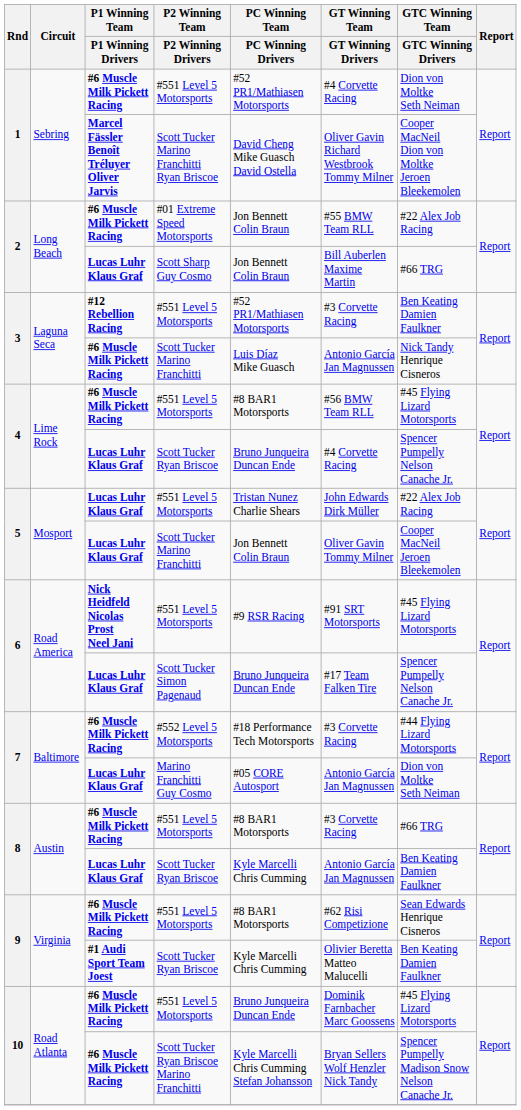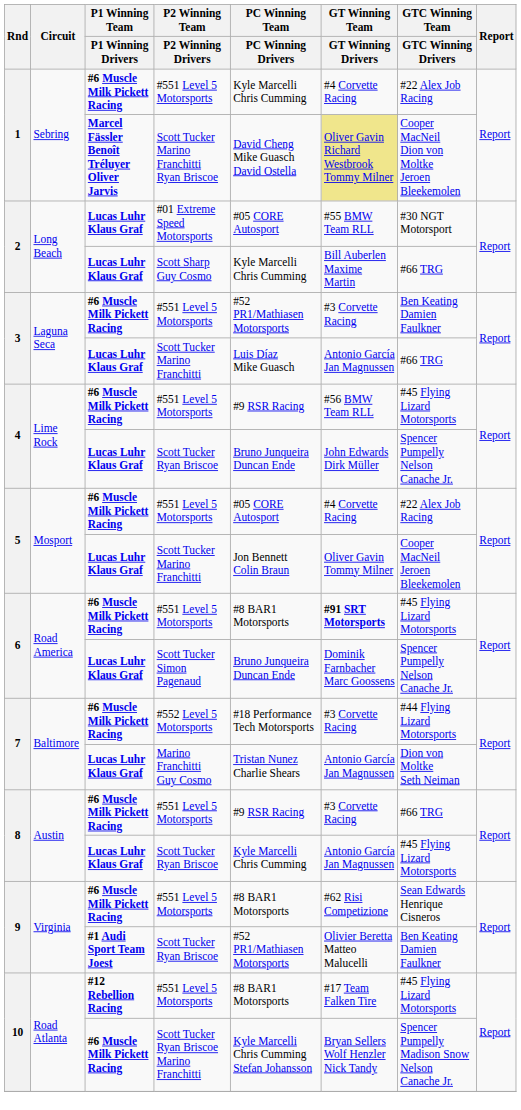(268, 91) #52 PR1/Mathiasen Motorsports -> (270, 91) Kyle Marcelli Chris Cumming
(430, 91) Dion von Moltke Seth Neiman -> (430, 91) #22 Alex Job Racing
(359, 157) no background -> (359, 157) khaki background
(118, 223) #6 Muscle Milk Pickett Racing -> (117, 223) Lucas Luhr Klaus Graf
(261, 223) Jon Bennett Colin Braun -> (258, 223) #05 CORE Autosport
(430, 223) #22 Alex Job Racing -> (426, 223) #30 NGT Motorsport
(261, 269) Jon Bennett Colin Braun -> (270, 269) Kyle Marcelli Chris Cumming
(111, 314) #12 Rebellion Racing -> (118, 314) #6 Muscle Milk Pickett Racing
(118, 360) #6 Muscle Milk Pickett Racing -> (117, 360) Lucas Luhr Klaus Graf
(427, 360) Nick Tandy Henrique Cisneros -> (422, 360) #66 TRG
(261, 406) #8 BAR1 Motorsports -> (269, 406) #9 RSR Racing
(351, 458) #4 Corvette Racing -> (356, 458) John Edwards Dirk Müller
(117, 504) Lucas Luhr Klaus Graf -> (118, 511) #6 Muscle Milk Pickett Racing
(267, 504) Tristan Nunez Charlie Shears -> (258, 511) #05 CORE Autosport
(356, 504) John Edwards Dirk Müller -> (351, 511) #4 Corvette Racing
(111, 616) Nick Heidfeld Nicolas Prost Neel Jani -> (118, 616) #6 Muscle Milk Pickett Racing
(269, 616) #9 RSR Racing -> (261, 616) #8 BAR1 Motorsports
(352, 616) normal -> (354, 616) bold
(350, 681) #17 Team Falken Tire -> (359, 668) Dominik Farnbacher Marc Goossens
(258, 780) #05 CORE Autosport -> (267, 766) Tristan Nunez Charlie Shears
(261, 825) #8 BAR1 Motorsports -> (269, 812) #9 RSR Racing
(429, 871) Ben Keating Damien Faulkner -> (428, 858) #45 Flying Lizard Motorsports
(270, 962) Kyle Marcelli Chris Cumming -> (268, 949) #52 PR1/Mathiasen Motorsports
(118, 1008) #6 Muscle Milk Pickett Racing -> (111, 995) #12 Rebellion Racing
(271, 1008) Bruno Junqueira Duncan Ende -> (261, 995) #8 BAR1 Motorsports
(359, 1008) Dominik Farnbacher Marc Goossens -> (350, 995) #17 Team Falken Tire
